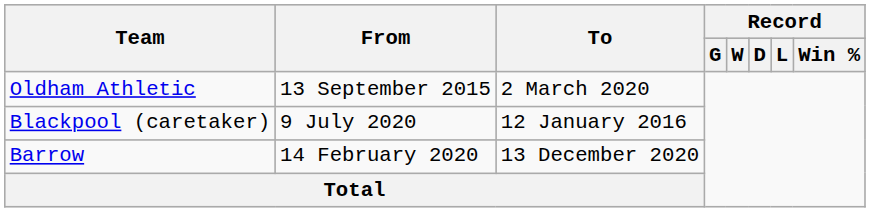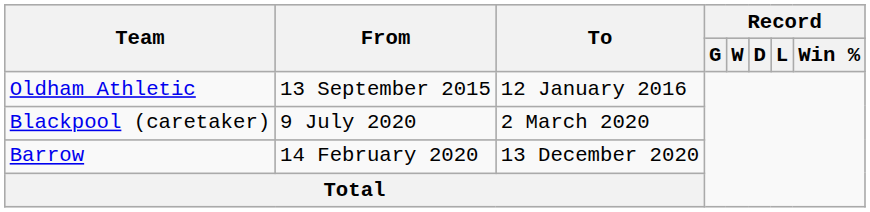(575, 89) 2 March 2020 -> (594, 89) 12 January 2016
(594, 123) 12 January 2016 -> (575, 123) 2 March 2020
